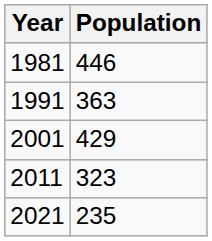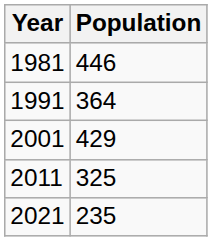(96, 100) 363 -> (96, 100) 364
(96, 178) 323 -> (96, 178) 325
